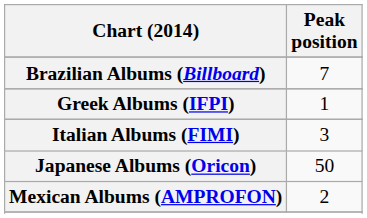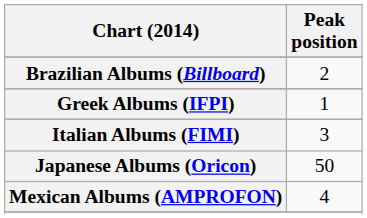(324, 72) 7 -> (324, 72) 2
(324, 196) 2 -> (324, 196) 4
